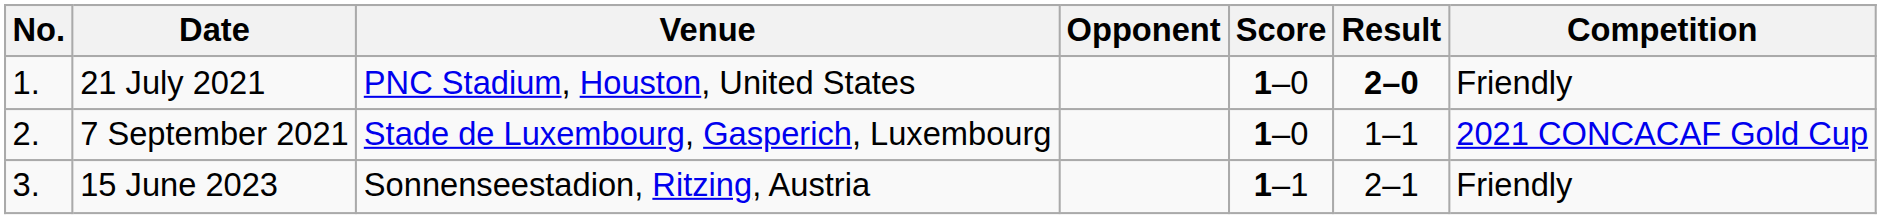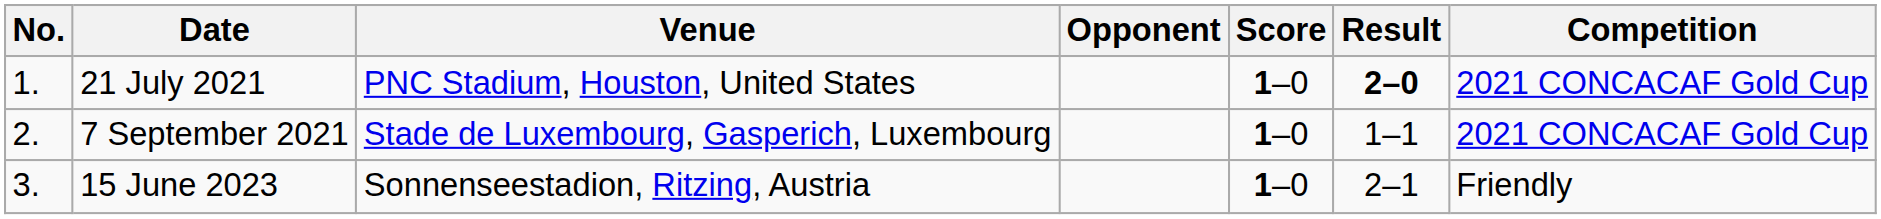(1514, 82) Friendly -> (1662, 82) 2021 CONCACAF Gold Cup
(1281, 185) 1–1 -> (1281, 185) 1–0
